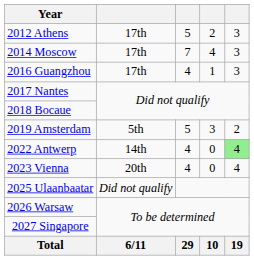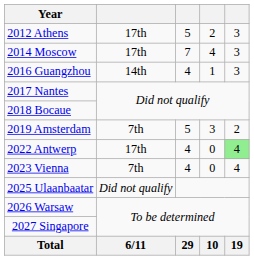(136, 71) 17th -> (136, 71) 14th
(136, 129) 5th -> (136, 129) 7th
(136, 149) 14th -> (136, 149) 17th
(136, 168) 20th -> (136, 168) 7th
